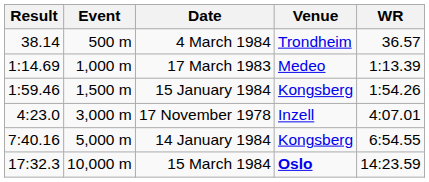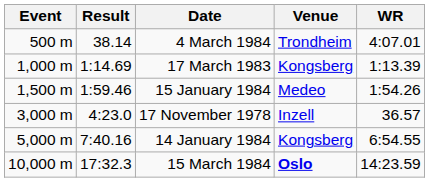columns swapped: (99, 16) <-> (34, 16)
(401, 41) 36.57 -> (395, 41) 4:07.01
(302, 66) Medeo -> (316, 66) Kongsberg
(316, 90) Kongsberg -> (302, 90) Medeo
(395, 115) 4:07.01 -> (401, 115) 36.57
